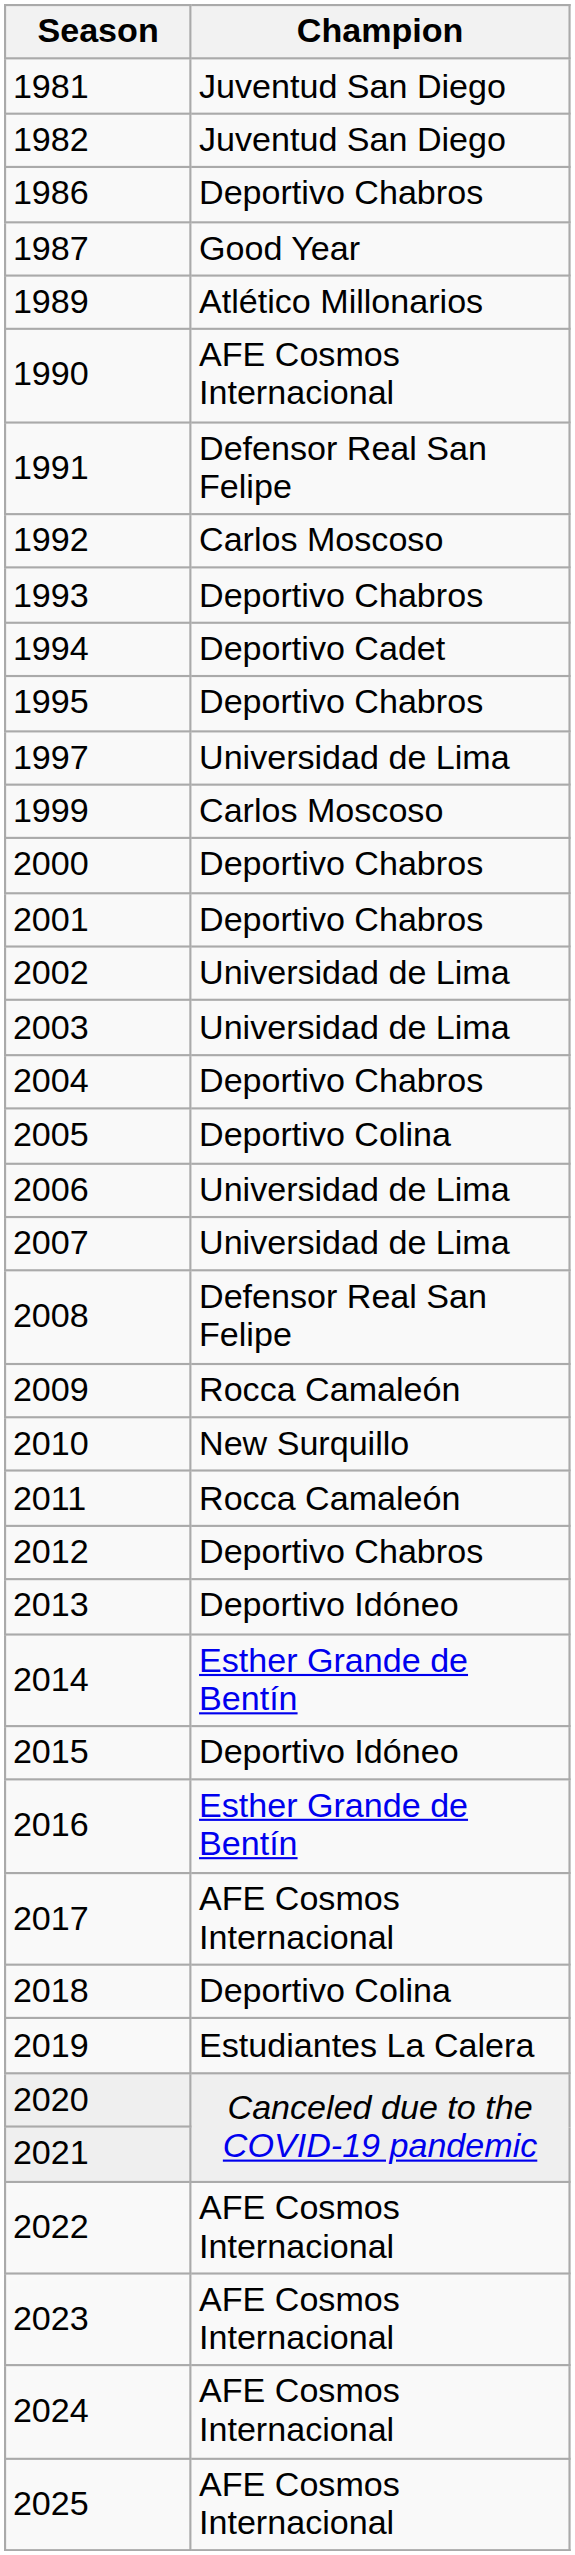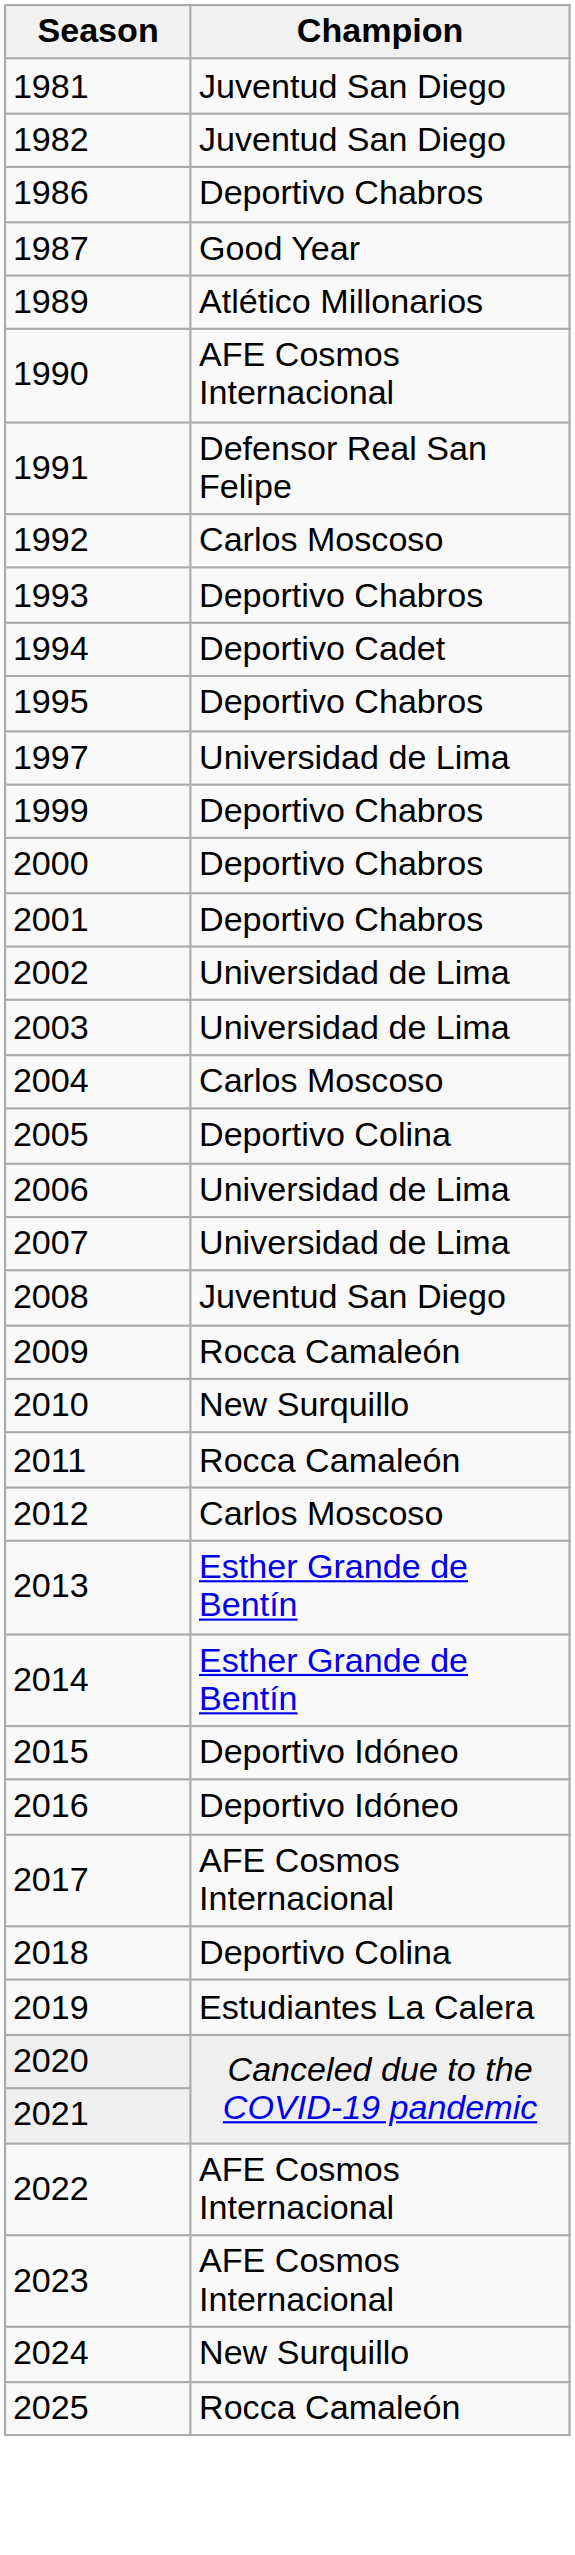(321, 810) Carlos Moscoso -> (341, 810) Deportivo Chabros
(341, 1081) Deportivo Chabros -> (321, 1081) Carlos Moscoso
(343, 1316) Defensor Real San Felipe -> (353, 1297) Juventud San Diego
(341, 1551) Deportivo Chabros -> (321, 1513) Carlos Moscoso
(329, 1605) Deportivo Idóneo -> (334, 1586) Esther Grande de Bentín
(334, 1825) Esther Grande de Bentín -> (329, 1806) Deportivo Idóneo
(299, 2411) AFE Cosmos Internacional -> (304, 2353) New Surquillo
(299, 2503) AFE Cosmos Internacional -> (330, 2407) Rocca Camaleón
